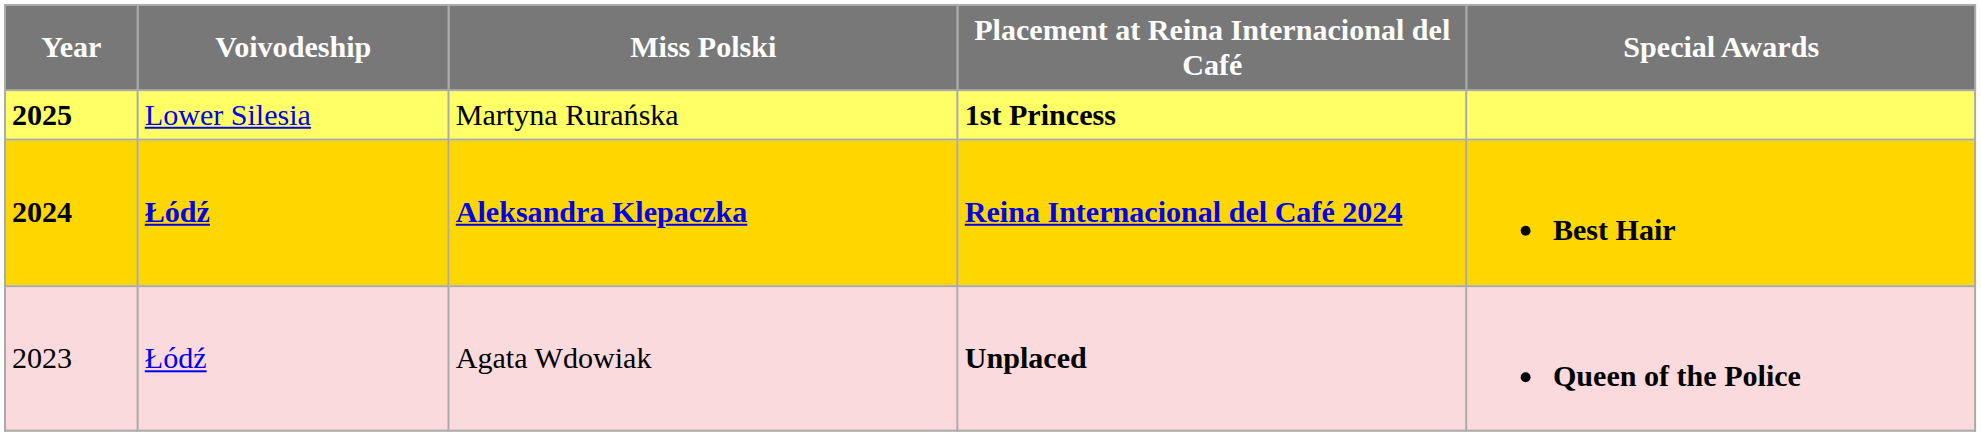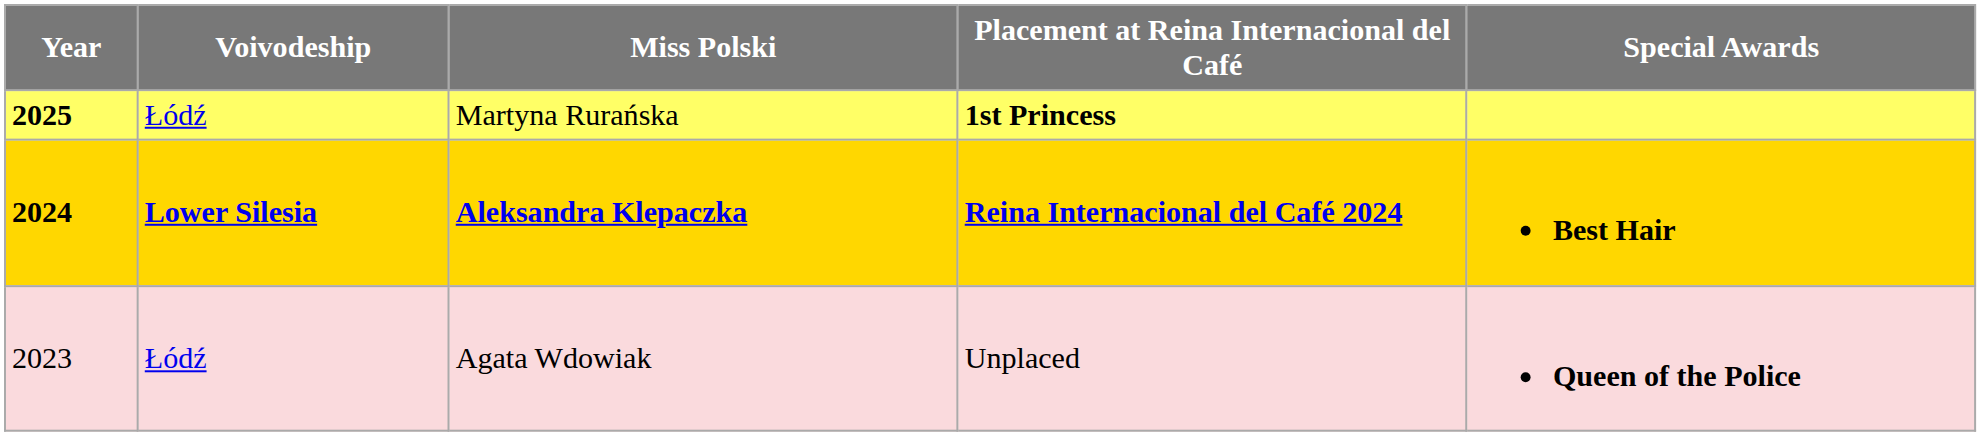(228, 114) Lower Silesia -> (176, 114) Łódź
(177, 212) Łódź -> (231, 212) Lower Silesia
(1026, 357) bold -> (1022, 357) normal
